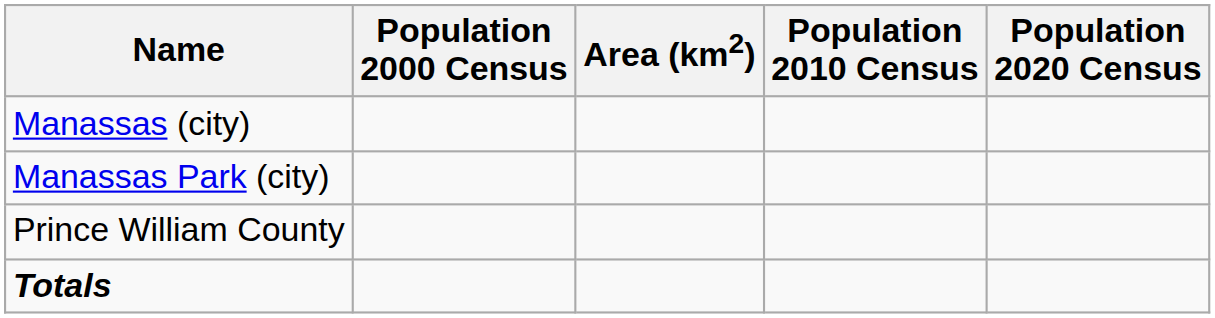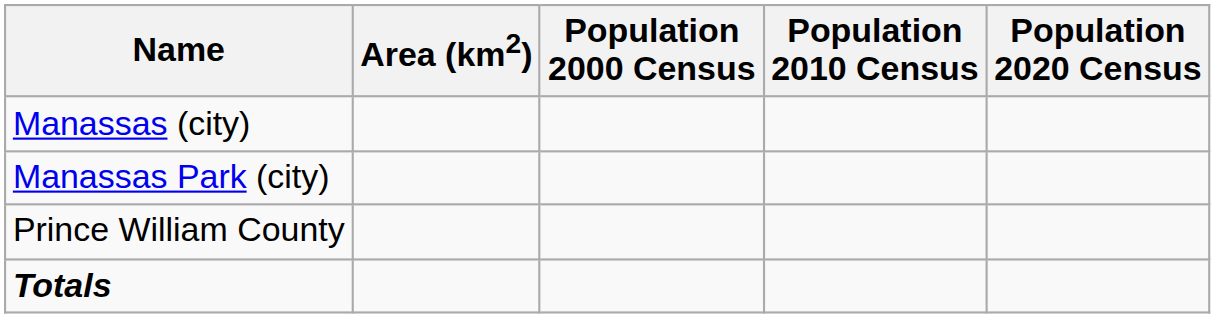columns swapped: (669, 50) <-> (464, 50)
